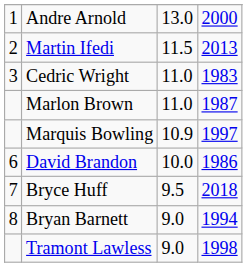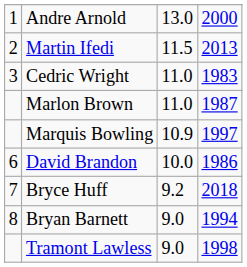(173, 190) 9.5 -> (173, 190) 9.2
